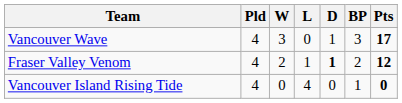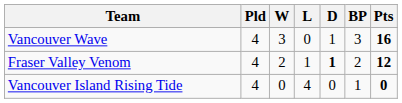(384, 39) 17 -> (384, 39) 16
